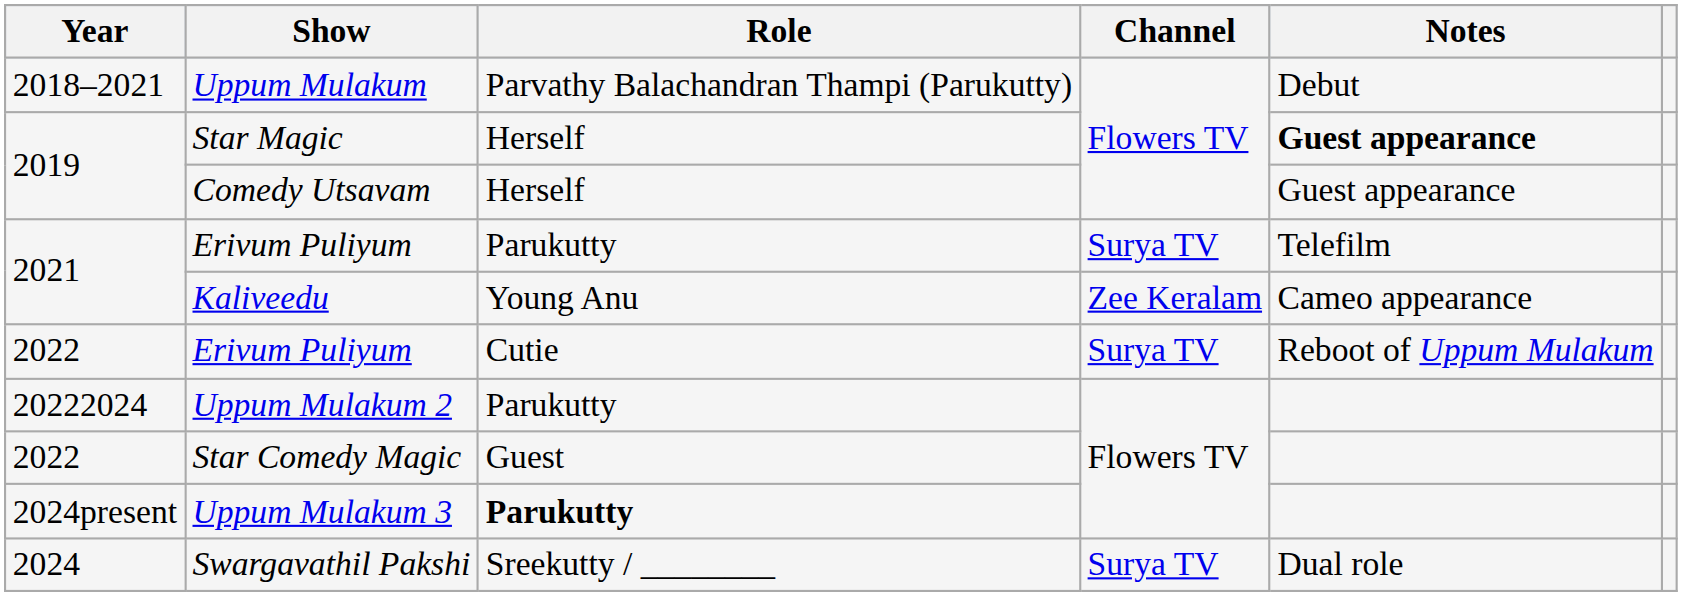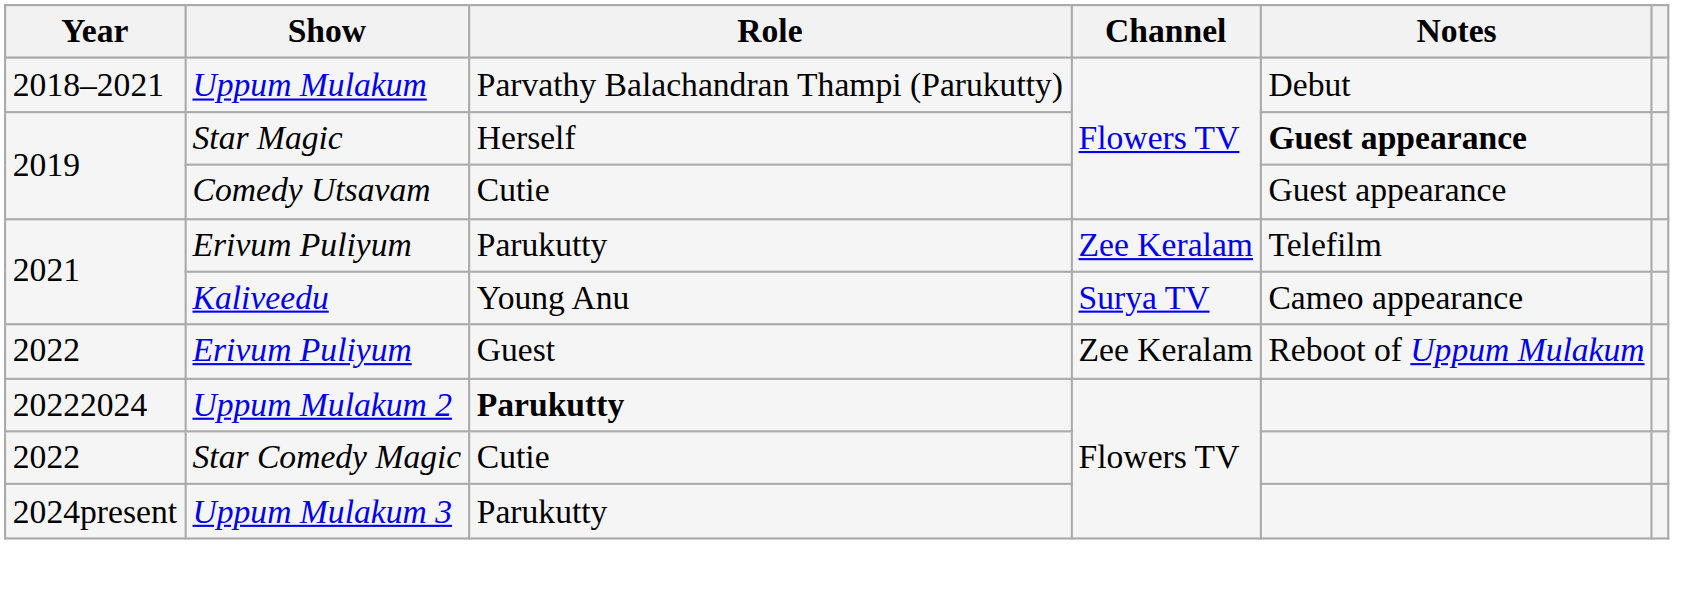(535, 191) Herself -> (513, 191) Cutie
(1153, 244) Surya TV -> (1166, 244) Zee Keralam
(1175, 297) Zee Keralam -> (1144, 297) Surya TV
(522, 350) Cutie -> (516, 350) Guest
(1153, 350) Surya TV -> (1166, 350) Zee Keralam
(551, 404) normal -> (551, 404) bold
(525, 457) Guest -> (513, 457) Cutie
(560, 510) bold -> (542, 510) normal
- row: (46, 564)
